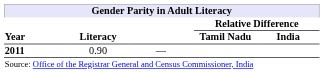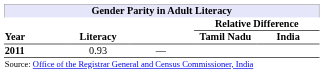(98, 50) 0.90 -> (98, 50) 0.93
